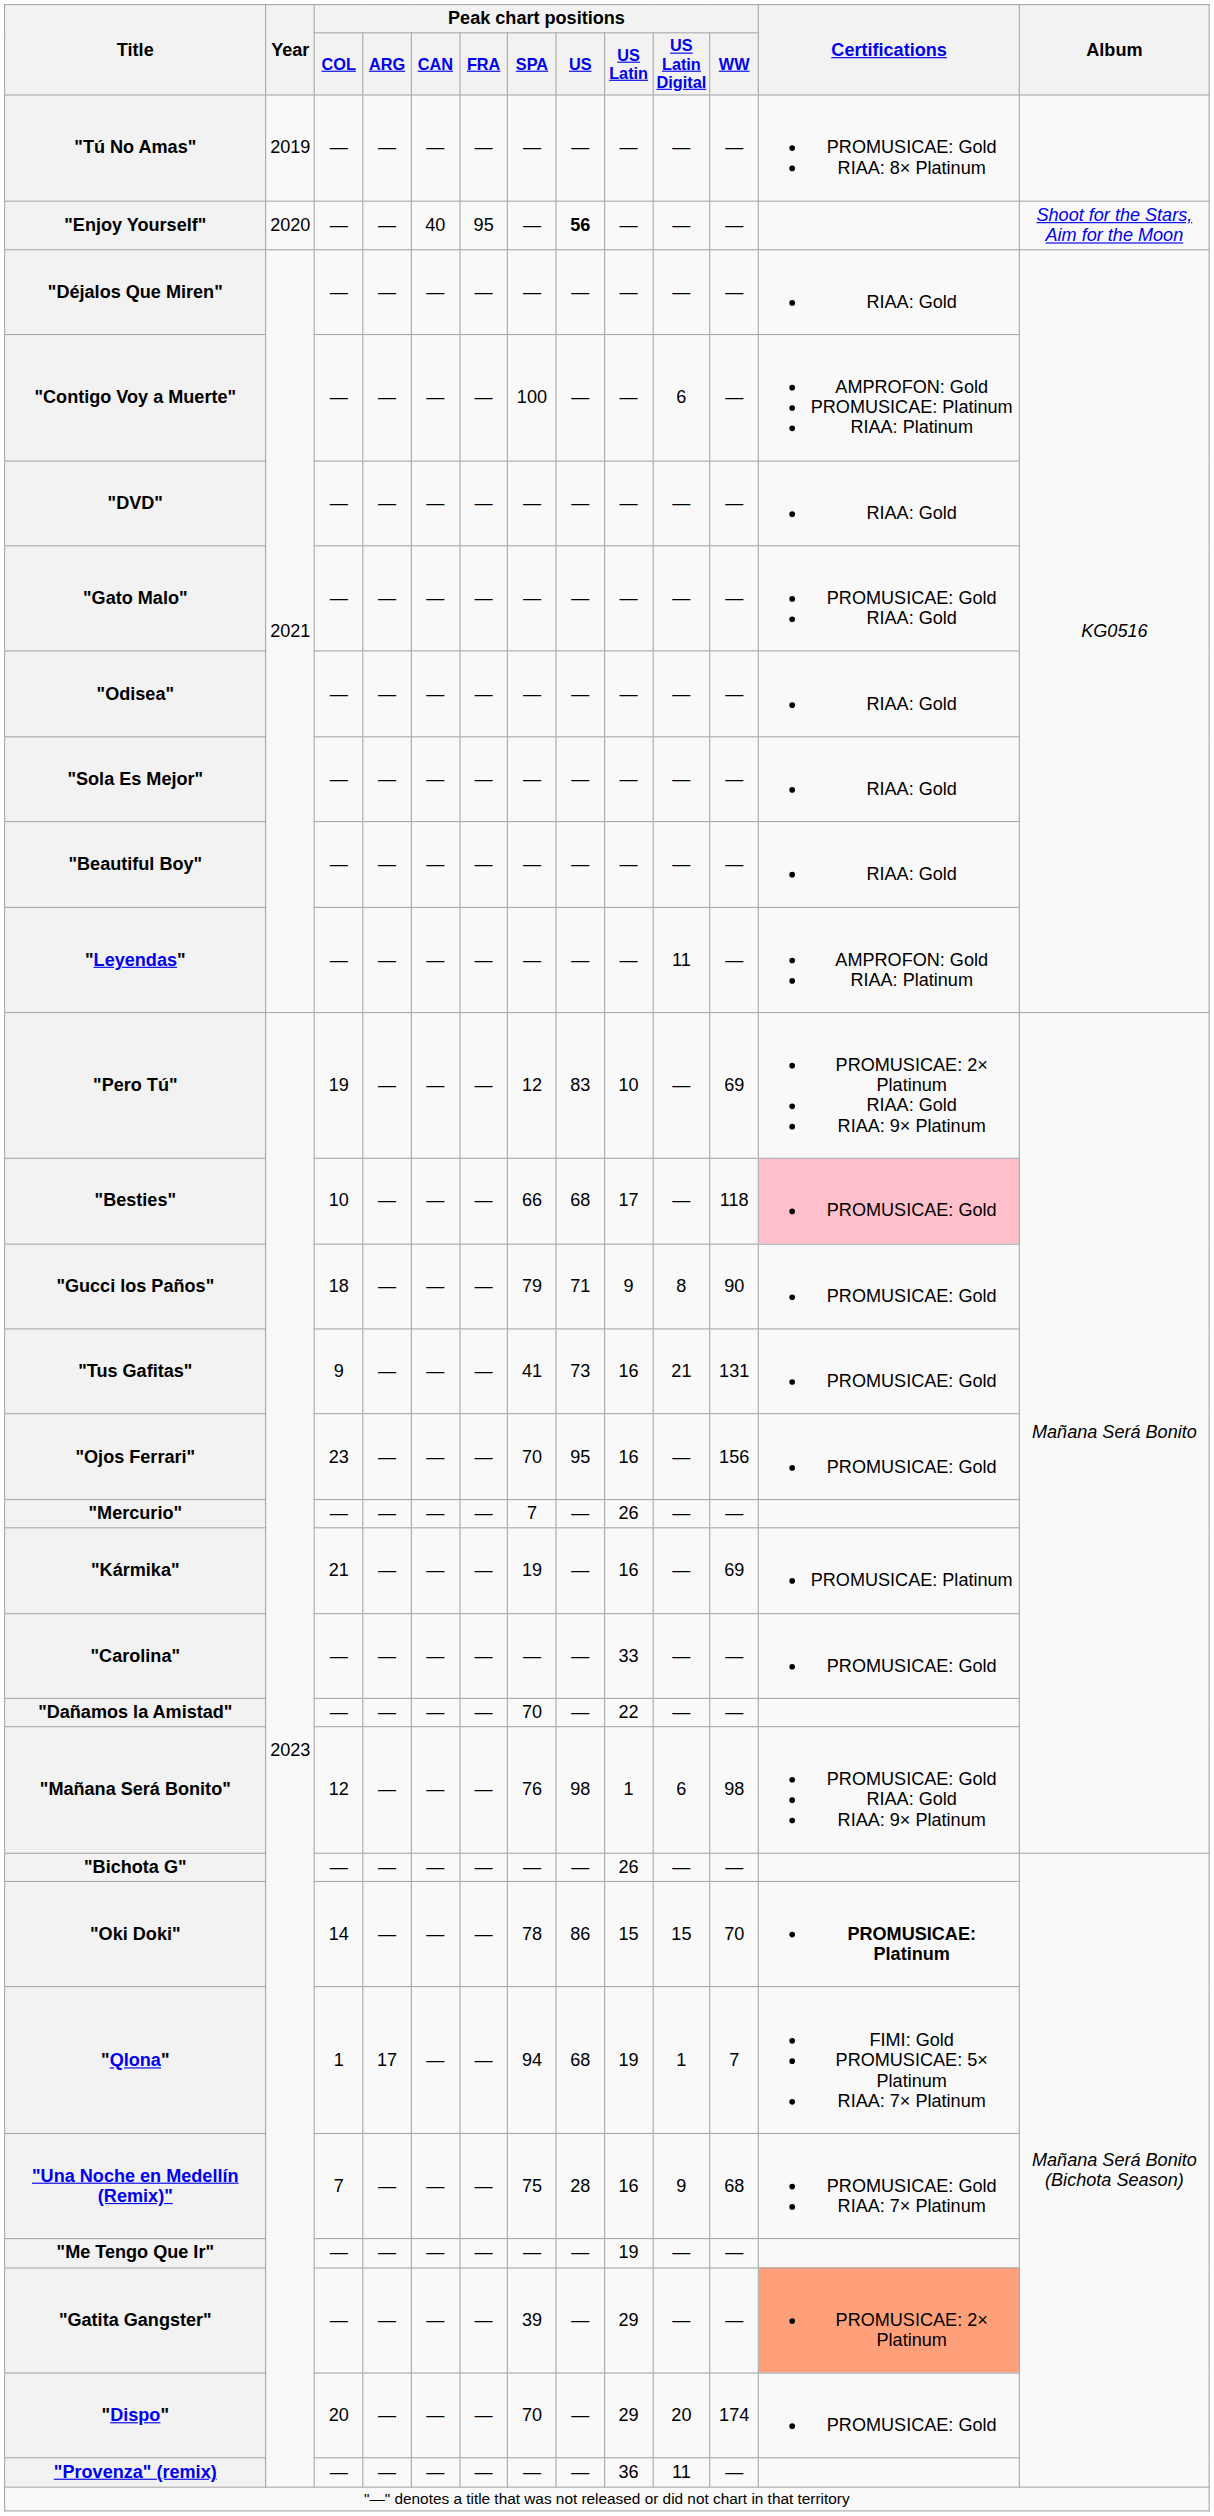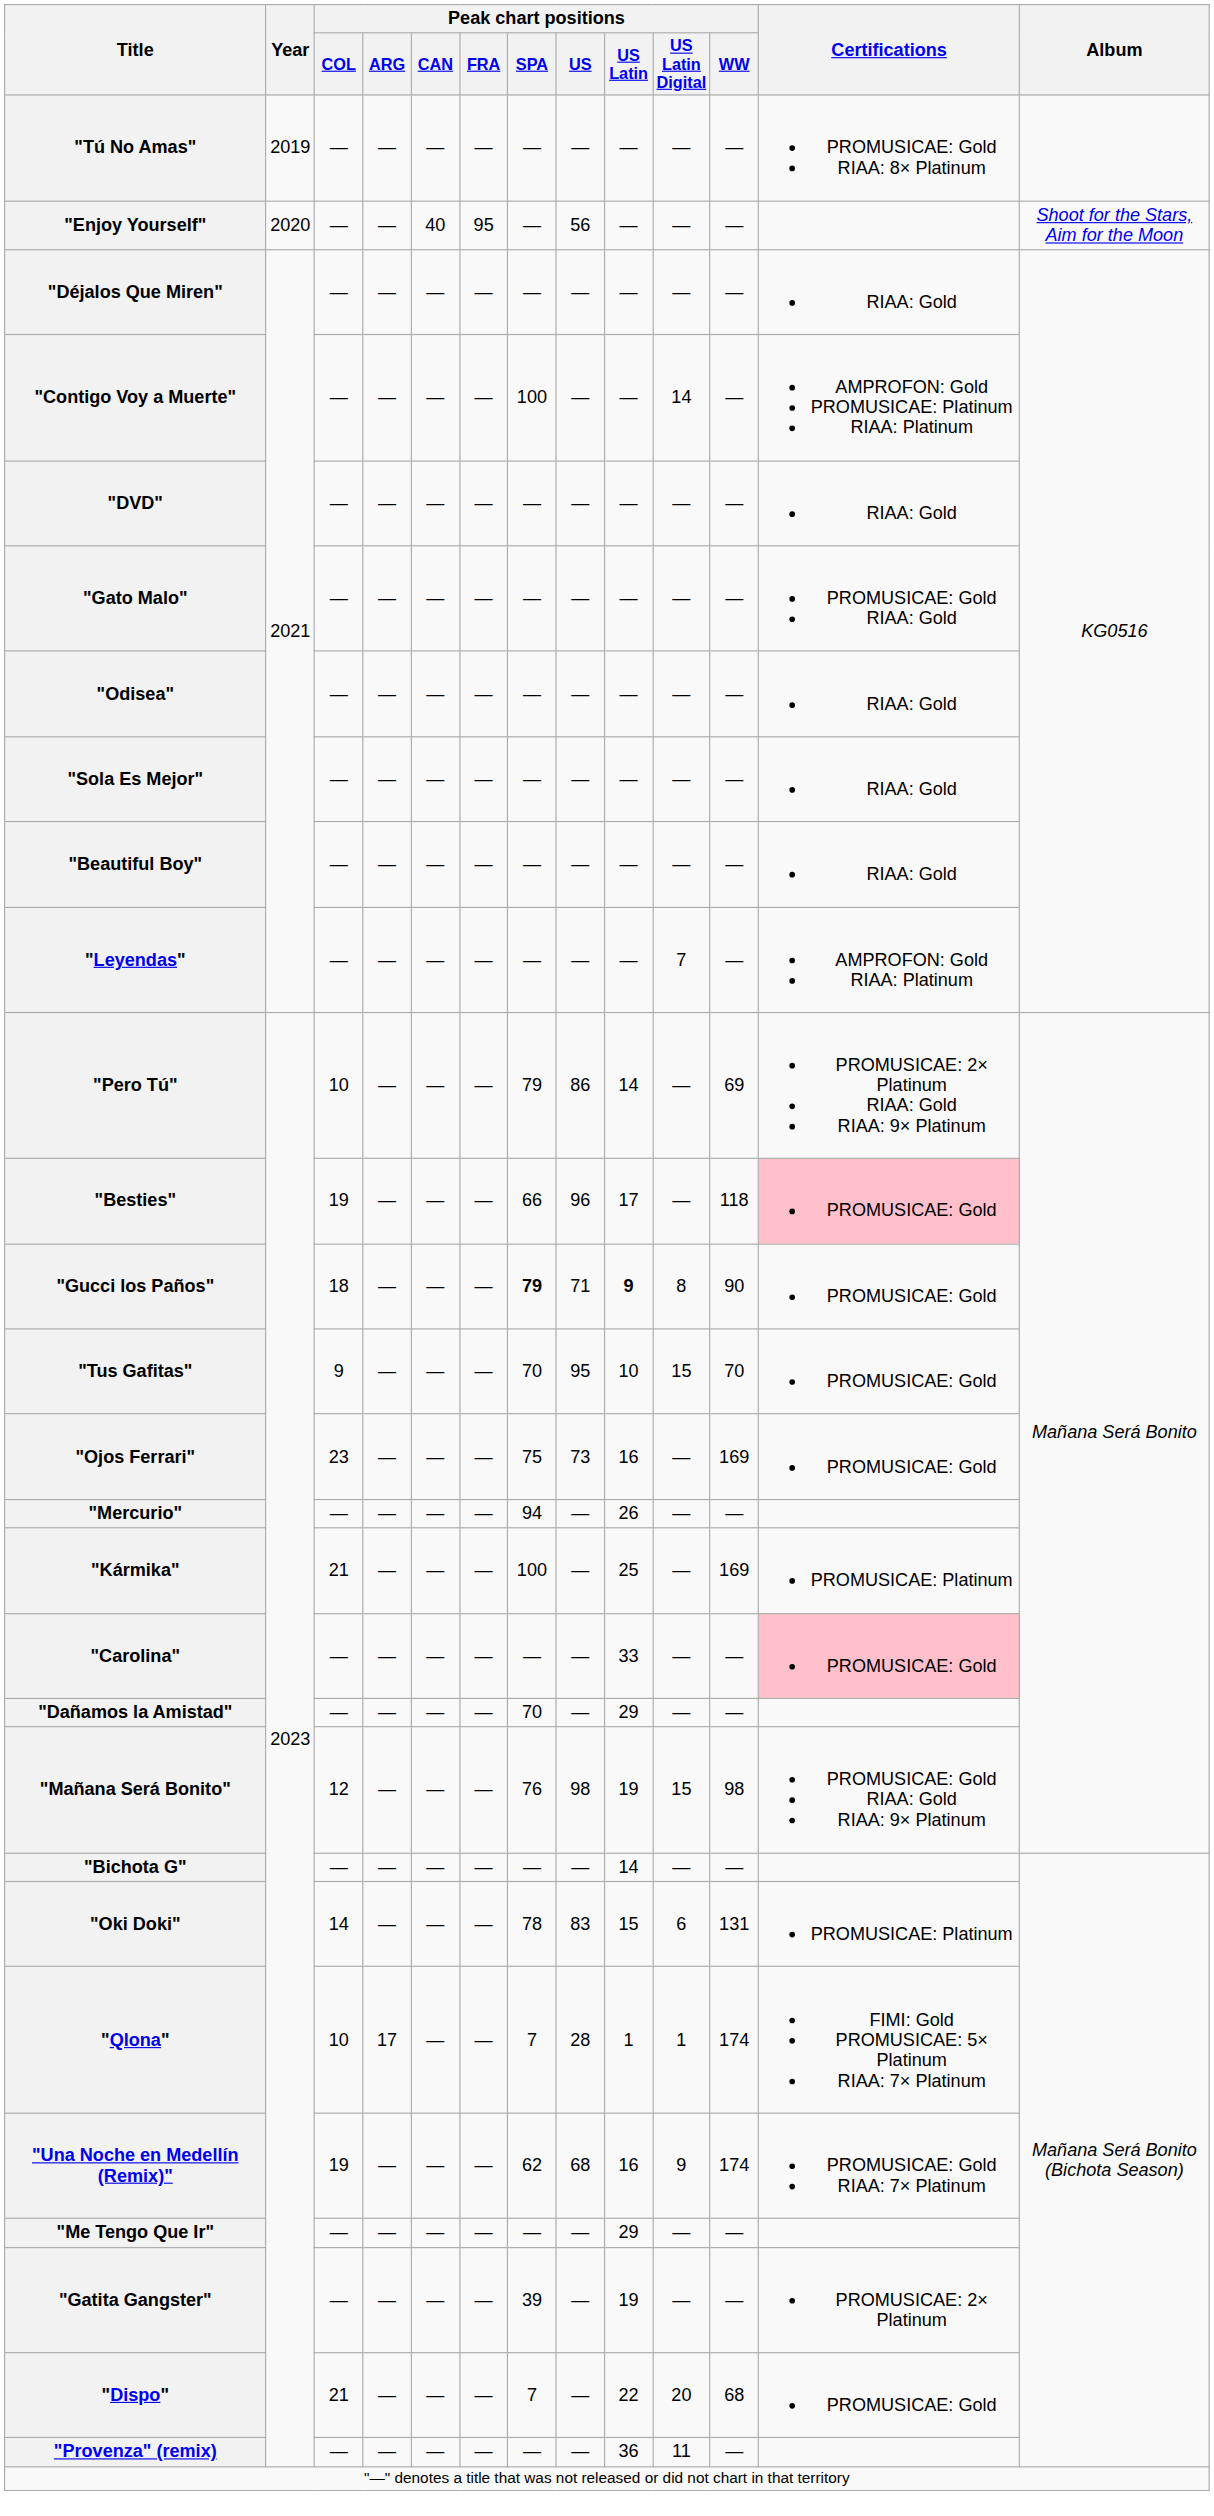(580, 225) bold -> (580, 225) normal
(681, 397) 6 -> (681, 397) 14
(681, 959) 11 -> (681, 959) 7
(339, 1085) 19 -> (339, 1085) 10
(532, 1085) 12 -> (532, 1085) 79
(580, 1085) 83 -> (580, 1085) 86
(629, 1085) 10 -> (629, 1085) 14
(339, 1201) 10 -> (339, 1201) 19
(580, 1201) 68 -> (580, 1201) 96
(532, 1286) normal -> (532, 1286) bold
(629, 1286) normal -> (629, 1286) bold
(532, 1371) 41 -> (532, 1371) 70
(580, 1371) 73 -> (580, 1371) 95
(629, 1371) 16 -> (629, 1371) 10
(681, 1371) 21 -> (681, 1371) 15
(734, 1371) 131 -> (734, 1371) 70
(532, 1456) 70 -> (532, 1456) 75
(580, 1456) 95 -> (580, 1456) 73
(734, 1456) 156 -> (734, 1456) 169
(532, 1513) 7 -> (532, 1513) 94
(532, 1570) 19 -> (532, 1570) 100
(629, 1570) 16 -> (629, 1570) 25
(734, 1570) 69 -> (734, 1570) 169
(889, 1666) no background -> (889, 1666) pink background
(629, 1712) 22 -> (629, 1712) 29
(629, 1789) 1 -> (629, 1789) 19
(681, 1789) 6 -> (681, 1789) 15
(629, 1867) 26 -> (629, 1867) 14
(580, 1934) 86 -> (580, 1924) 83
(681, 1934) 15 -> (681, 1924) 6
(734, 1934) 70 -> (734, 1924) 131
(889, 1944) bold -> (889, 1934) normal
(339, 2060) 1 -> (339, 2039) 10
(532, 2060) 94 -> (532, 2039) 7
(580, 2060) 68 -> (580, 2039) 28
(629, 2060) 19 -> (629, 2039) 1
(734, 2060) 7 -> (734, 2039) 174
(339, 2185) 7 -> (339, 2165) 19
(532, 2185) 75 -> (532, 2165) 62
(580, 2185) 28 -> (580, 2165) 68
(734, 2185) 68 -> (734, 2165) 174
(629, 2252) 19 -> (629, 2232) 29
(629, 2320) 29 -> (629, 2299) 19
(889, 2330) lightsalmon background -> (889, 2310) no background
(339, 2415) 20 -> (339, 2395) 21
(532, 2415) 70 -> (532, 2395) 7
(629, 2415) 29 -> (629, 2395) 22
(734, 2415) 174 -> (734, 2395) 68
